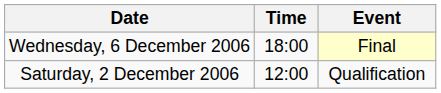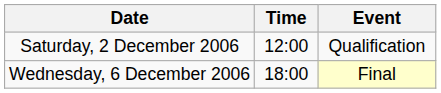rows swapped: (130, 74) <-> (130, 46)
